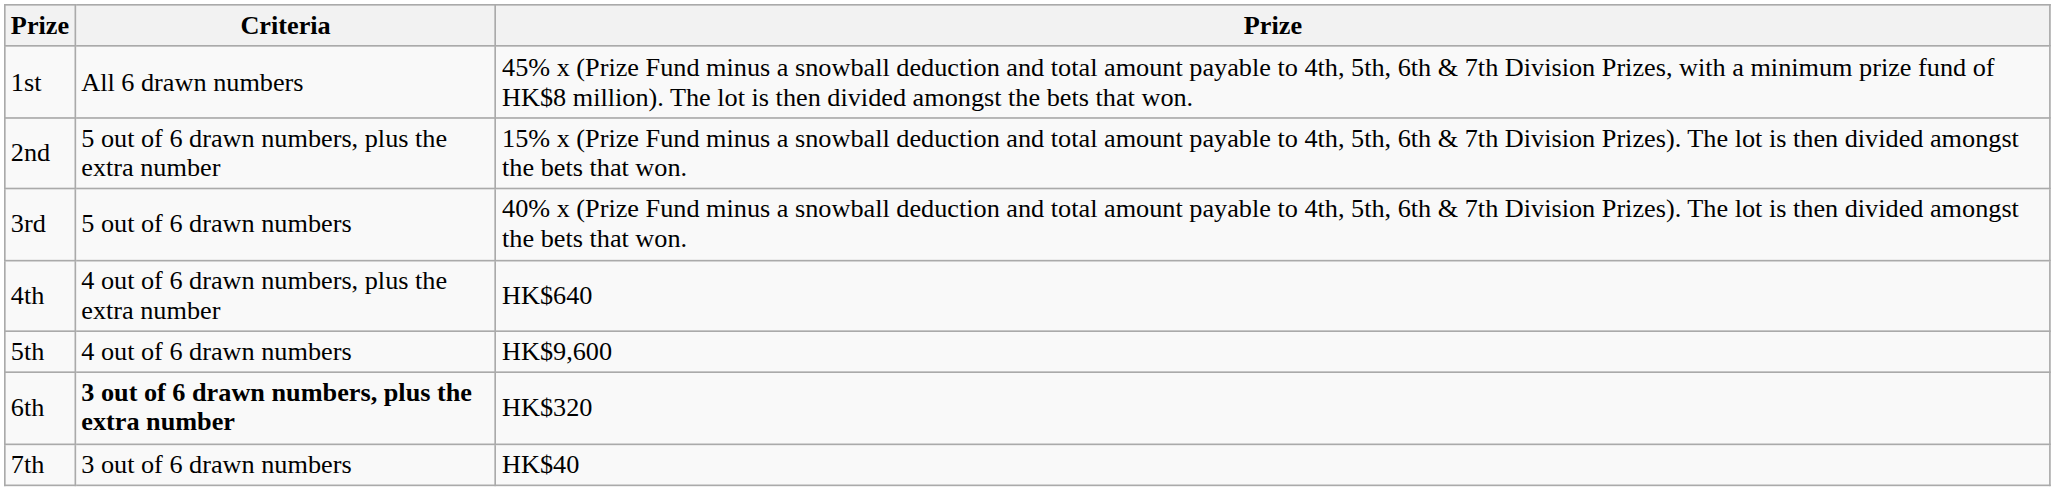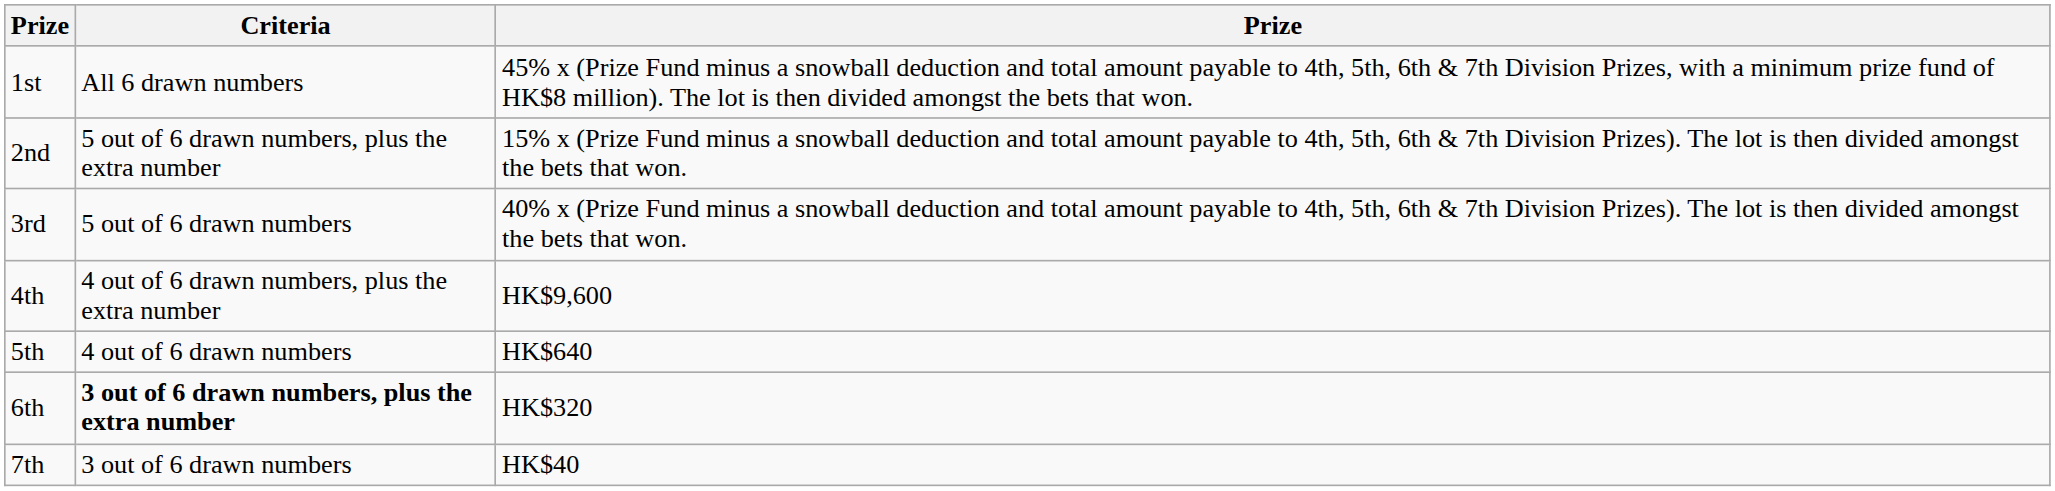(547, 295) HK$640 -> (557, 295) HK$9,600
(557, 351) HK$9,600 -> (547, 351) HK$640
